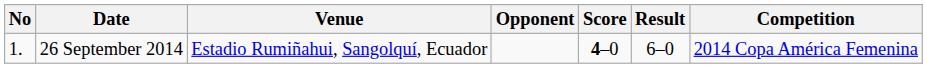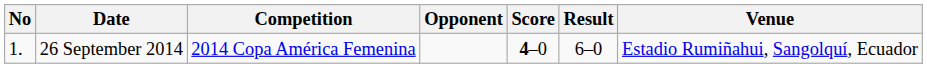columns swapped: (339, 19) <-> (806, 19)
